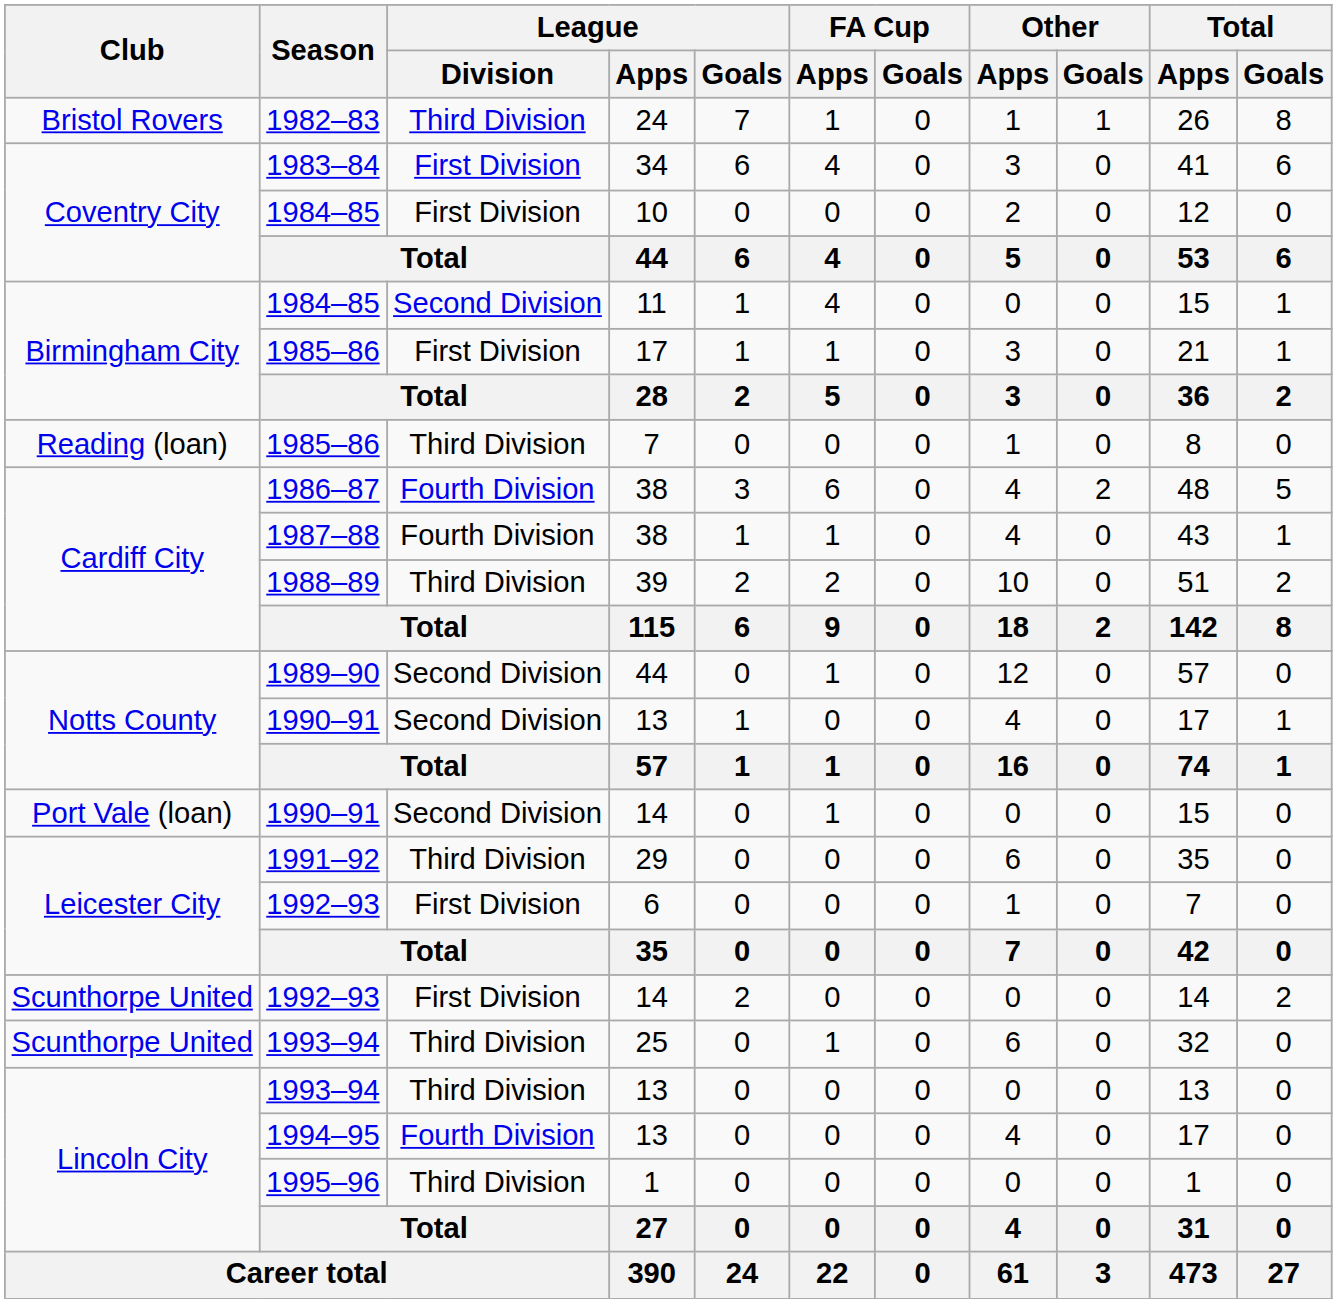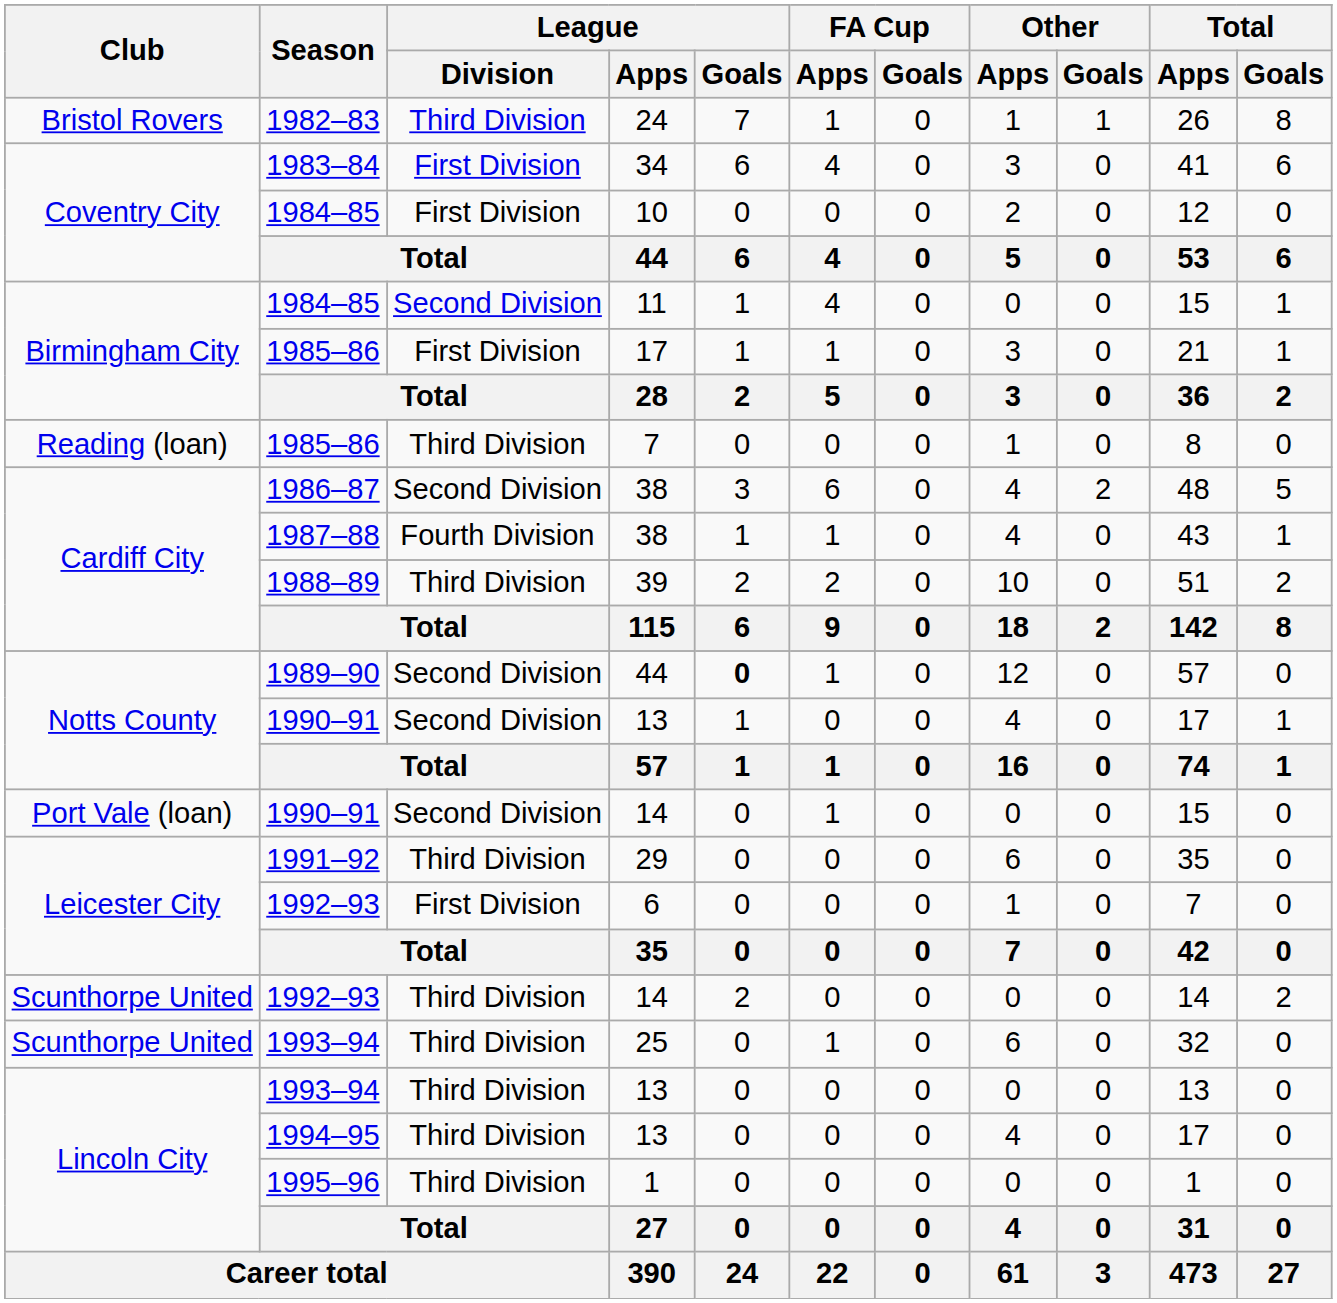(497, 489) Fourth Division -> (497, 489) Second Division
(742, 674) normal -> (742, 674) bold
(497, 997) First Division -> (497, 997) Third Division
(497, 1135) Fourth Division -> (497, 1135) Third Division
